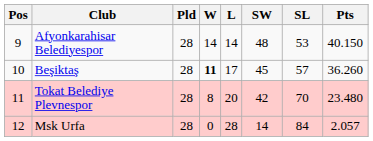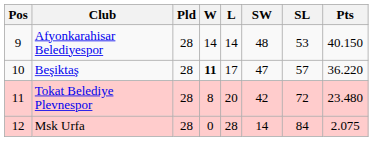(262, 70) 45 -> (262, 70) 47
(345, 70) 36.260 -> (345, 70) 36.220
(302, 98) 70 -> (302, 98) 72
(345, 126) 2.057 -> (345, 126) 2.075
